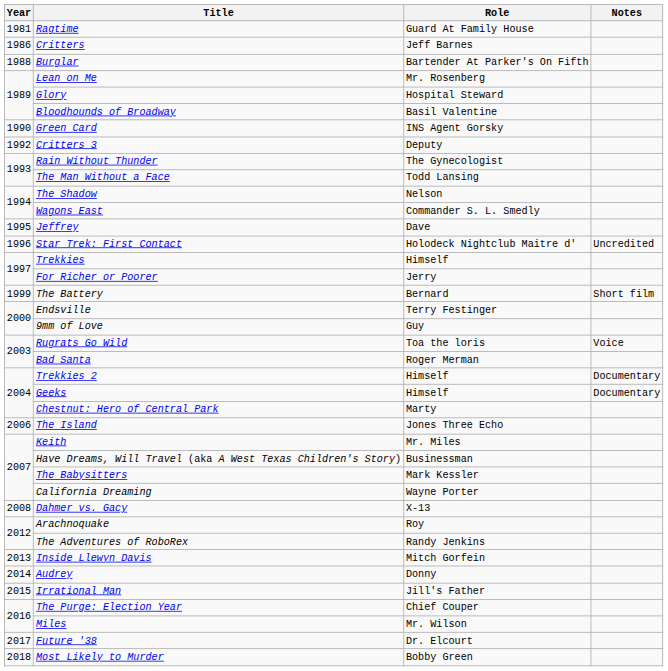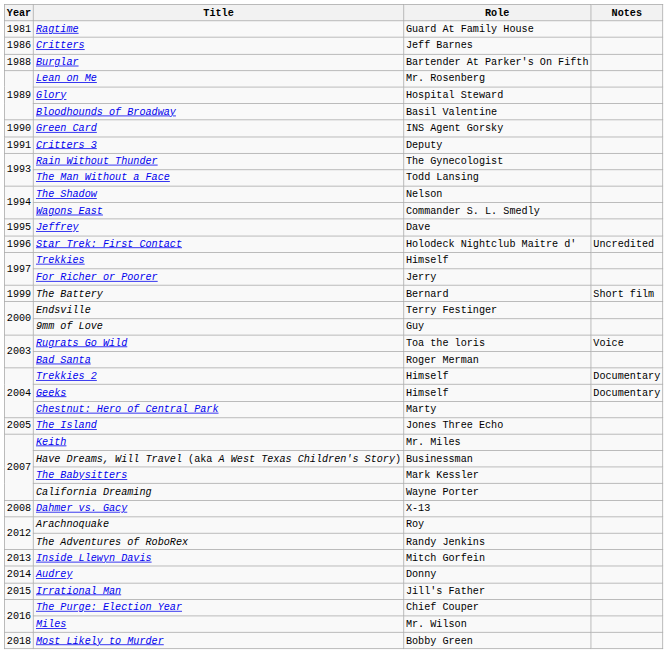(19, 145) 1992 -> (19, 145) 1991
(19, 426) 2006 -> (19, 426) 2005
- row: (66, 641)
